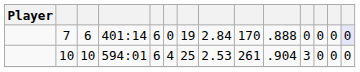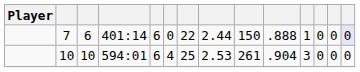(188, 35) 19 -> (188, 35) 22
(217, 35) 2.84 -> (217, 35) 2.44
(249, 35) 170 -> (249, 35) 150
(307, 35) 0 -> (307, 35) 1
